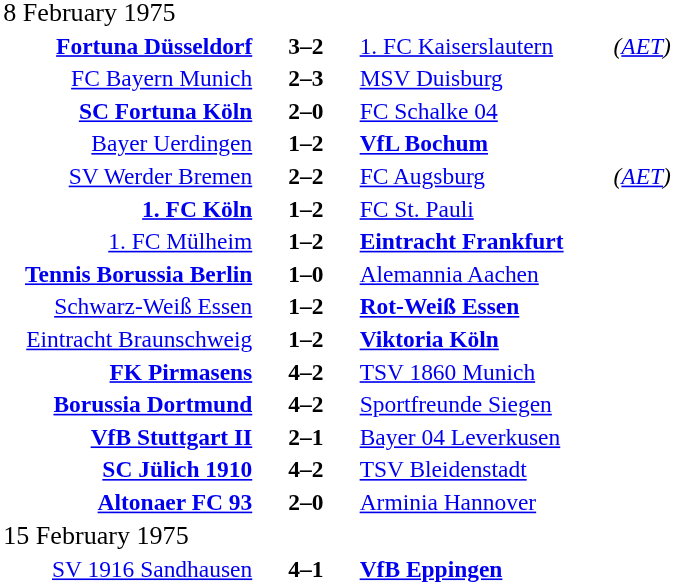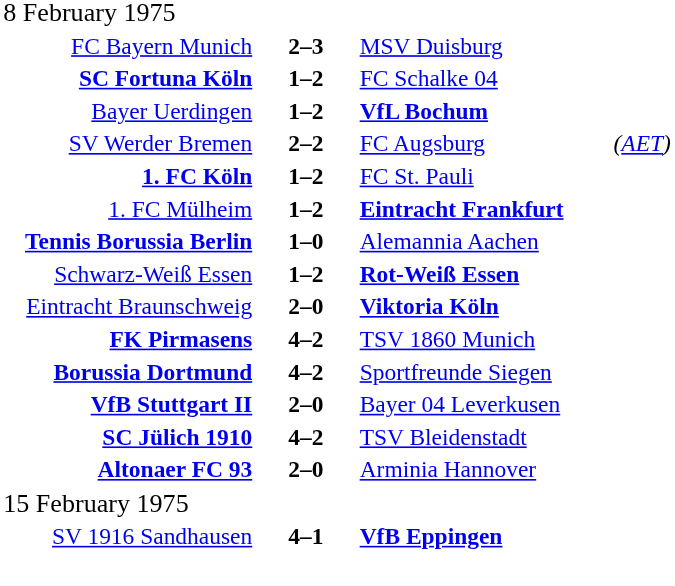- row: (154, 45)
(306, 111) 2–0 -> (306, 78) 1–2
(306, 339) 1–2 -> (306, 306) 2–0
(306, 437) 2–1 -> (306, 404) 2–0
